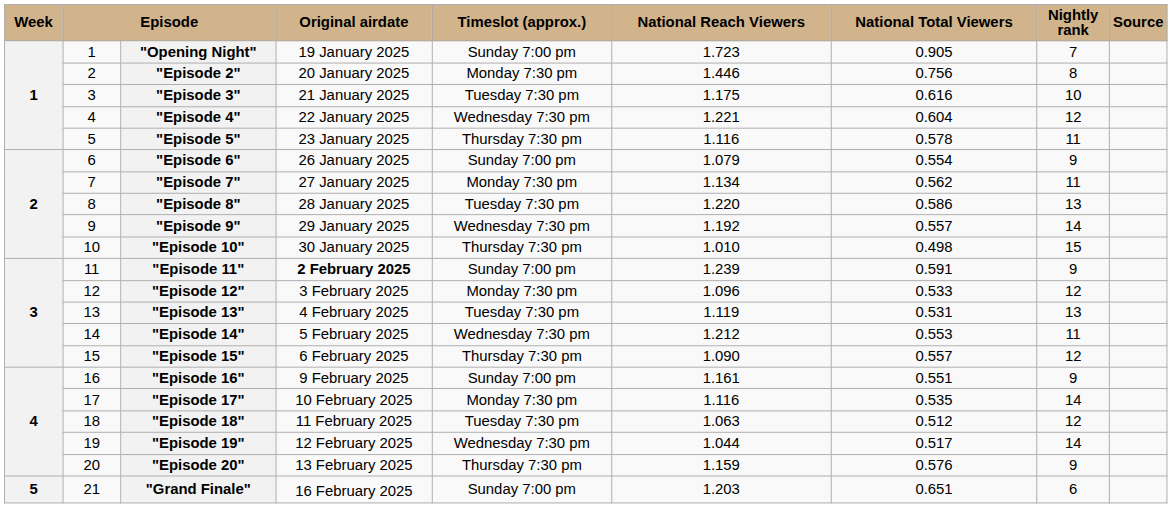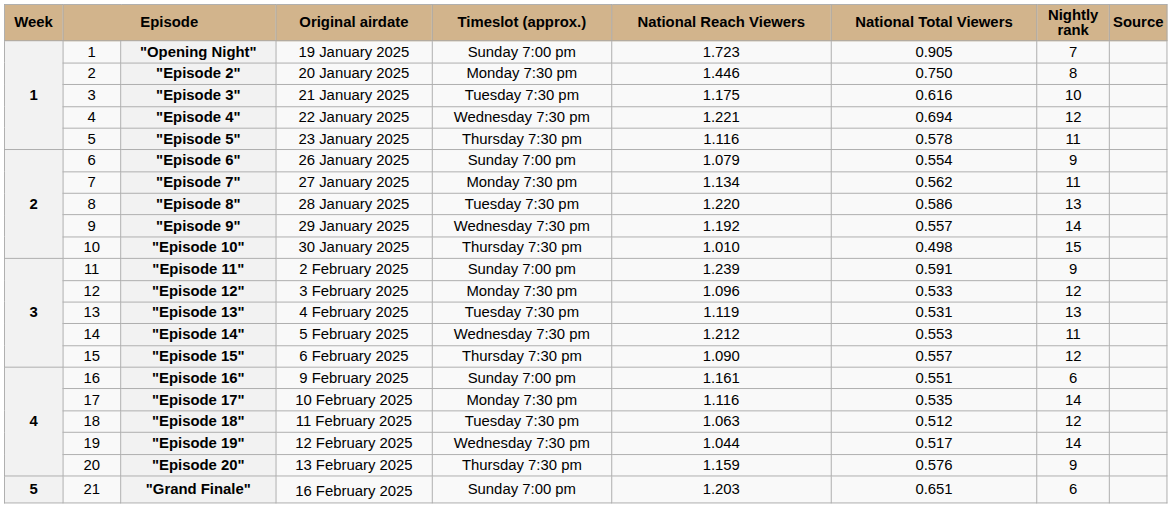(934, 73) 0.756 -> (934, 73) 0.750
(934, 117) 0.604 -> (934, 117) 0.694
(354, 269) bold -> (354, 269) normal
(1073, 378) 9 -> (1073, 378) 6
